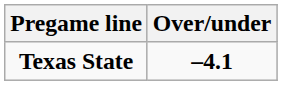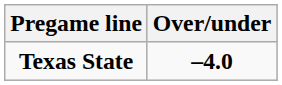(212, 60) –4.1 -> (212, 60) –4.0
